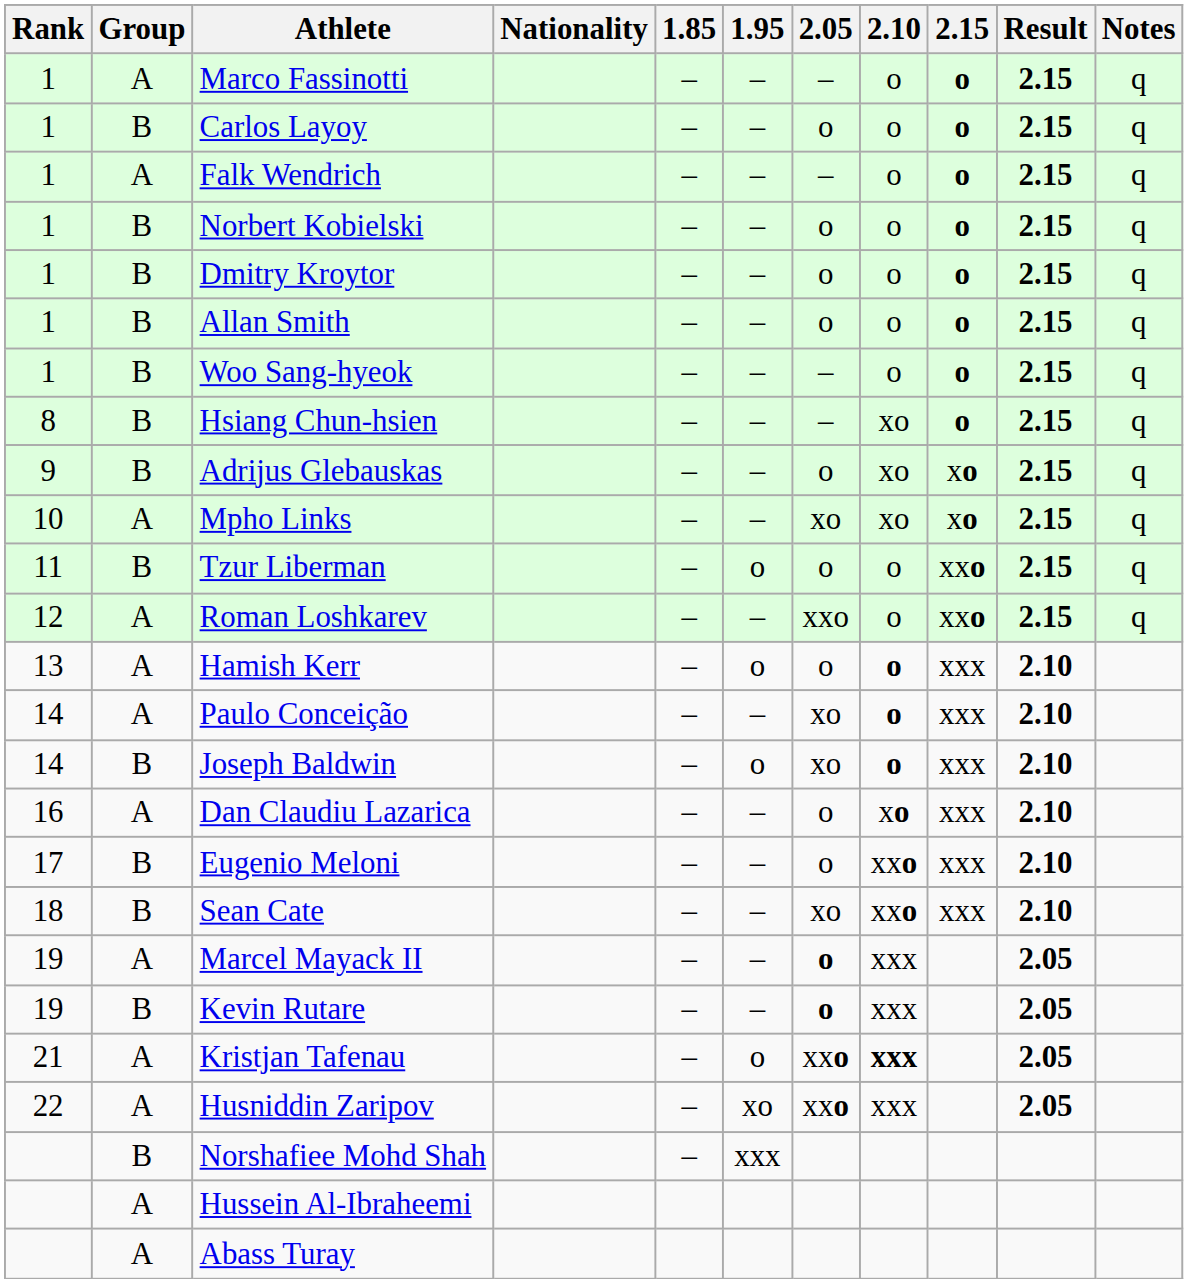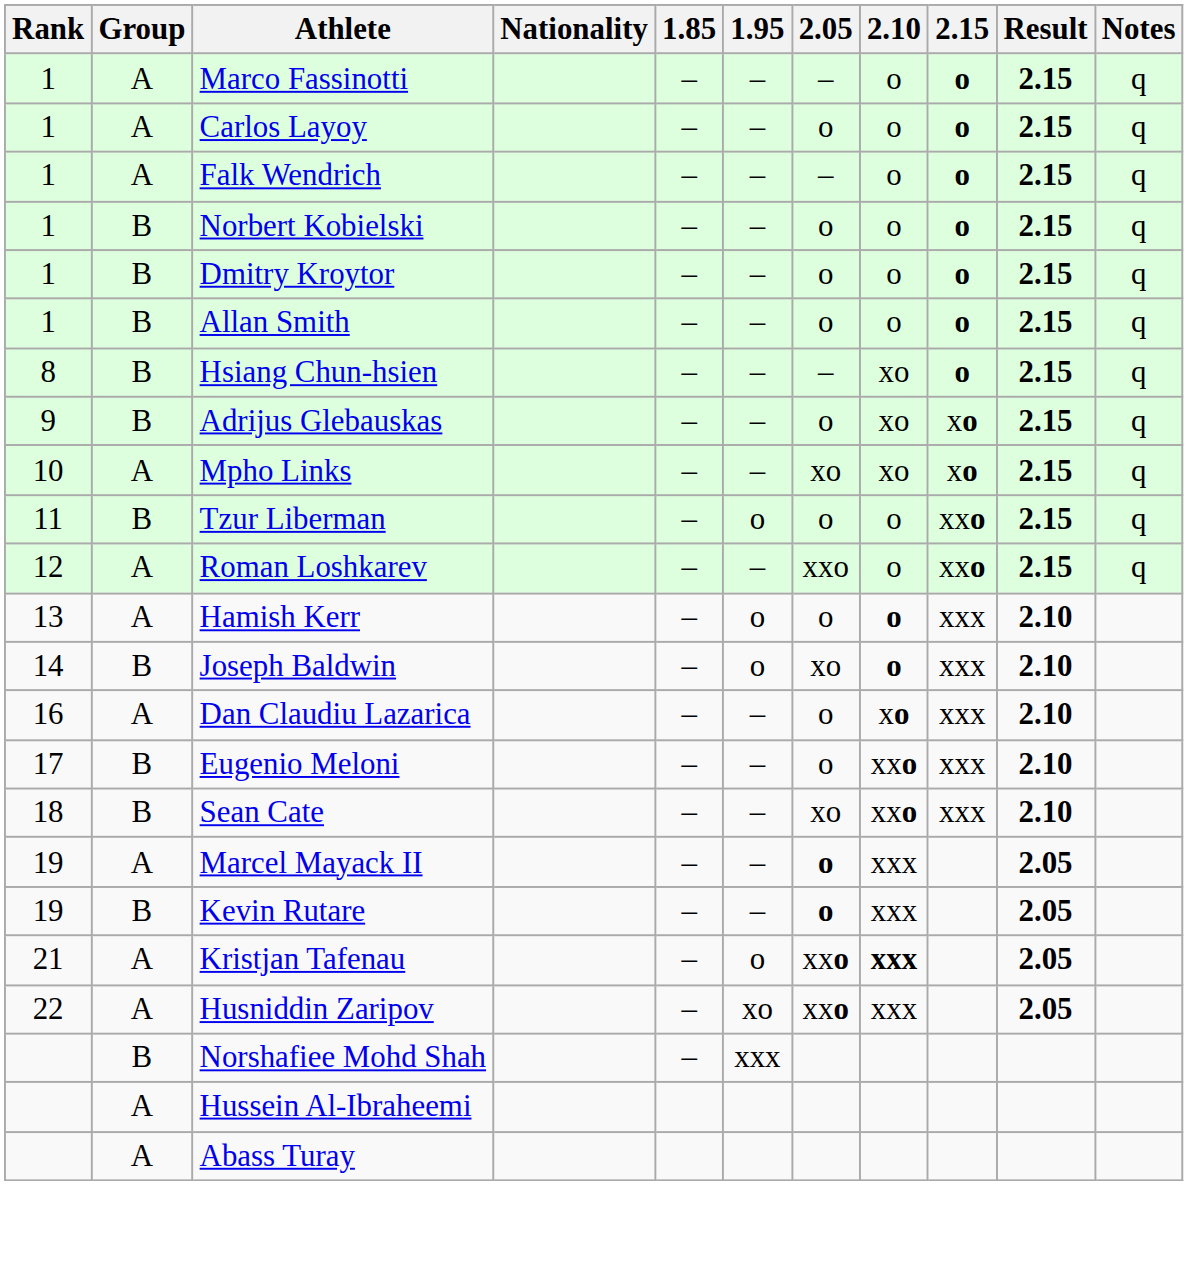(142, 126) B -> (142, 126) A
- row: (306, 371)
- row: (304, 714)
